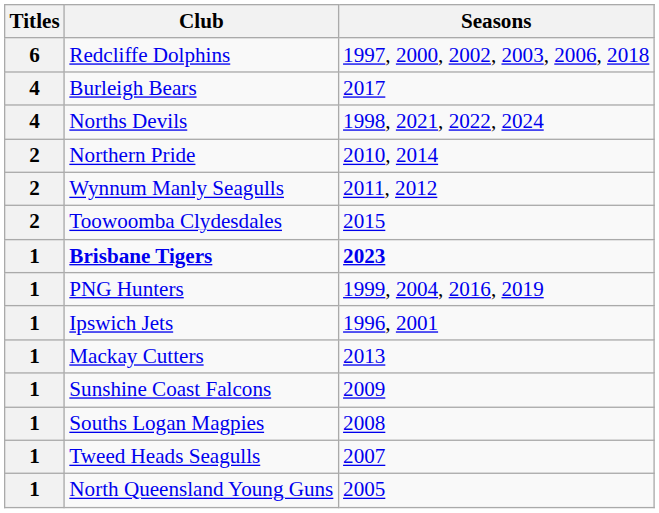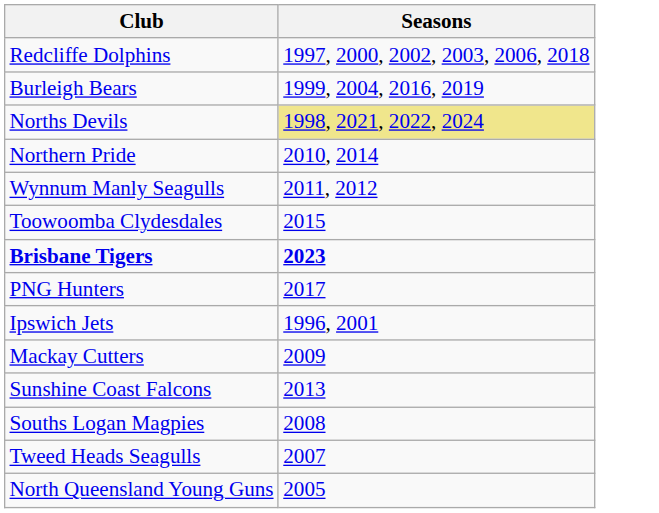- column: (35, 21)
(364, 88) 2017 -> (384, 88) 1999, 2004, 2016, 2019
(443, 121) no background -> (384, 121) khaki background
(443, 289) 1999, 2004, 2016, 2019 -> (304, 289) 2017
(364, 356) 2013 -> (304, 356) 2009
(364, 389) 2009 -> (304, 389) 2013
